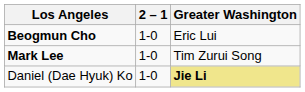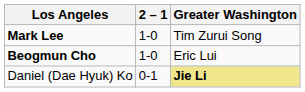rows swapped: (35, 55) <-> (52, 35)
(148, 76) 1-0 -> (148, 76) 0-1
